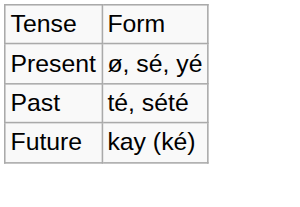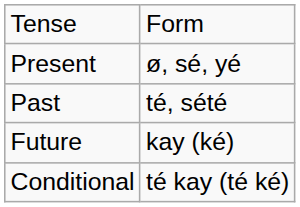+ row: (73, 181)
